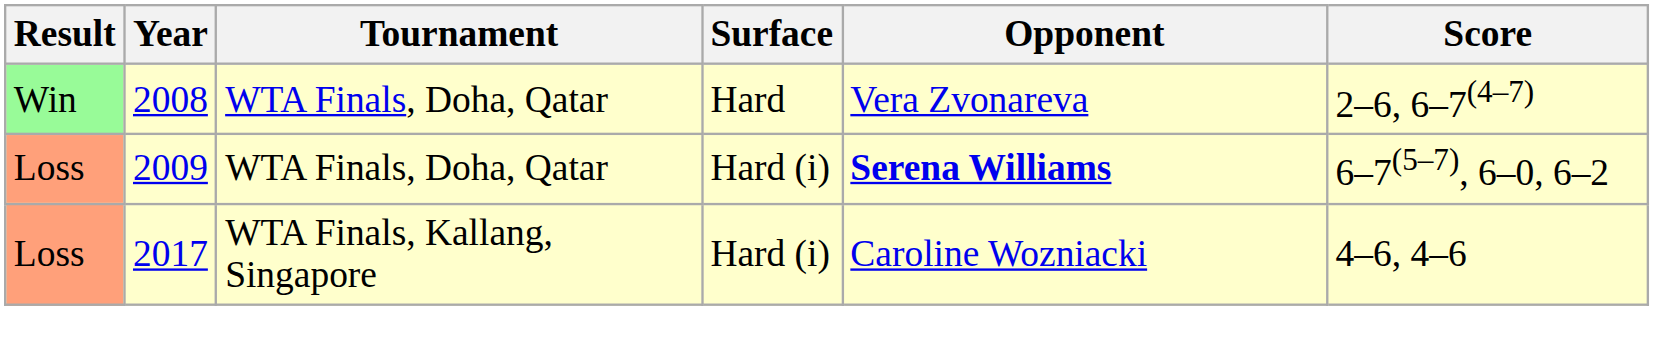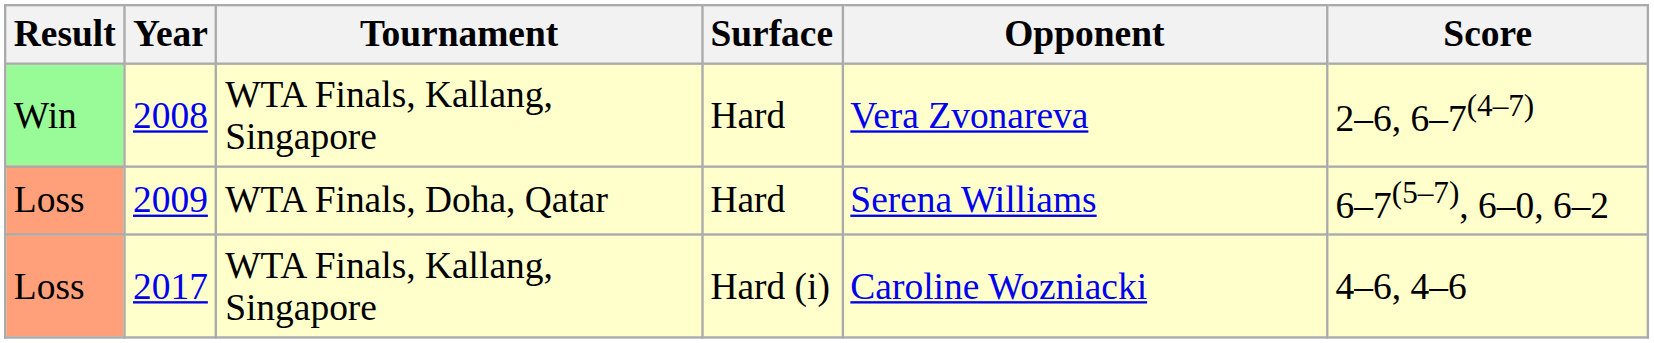(417, 98) WTA Finals, Doha, Qatar -> (389, 114) WTA Finals, Kallang, Singapore
(770, 168) Hard (i) -> (748, 200) Hard
(981, 168) bold -> (974, 200) normal
